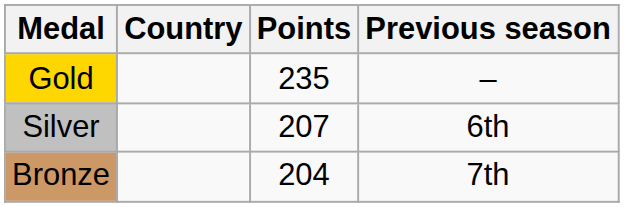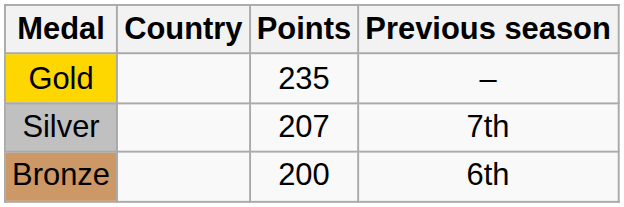(488, 126) 6th -> (488, 126) 7th
(304, 175) 204 -> (304, 175) 200
(488, 175) 7th -> (488, 175) 6th
